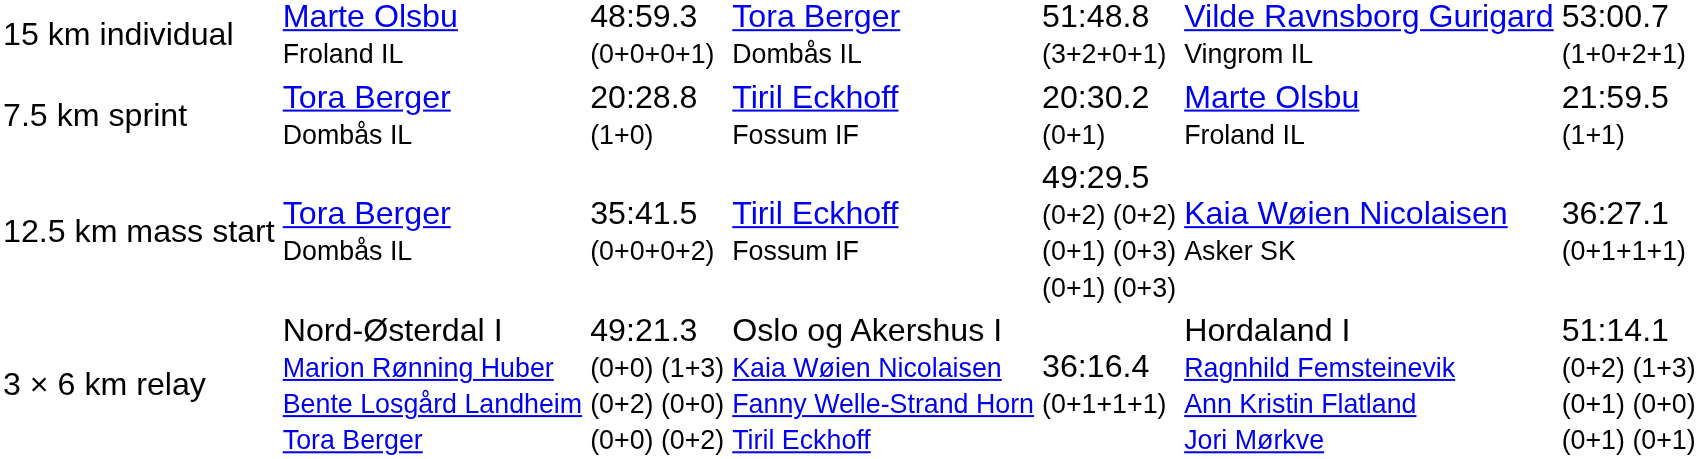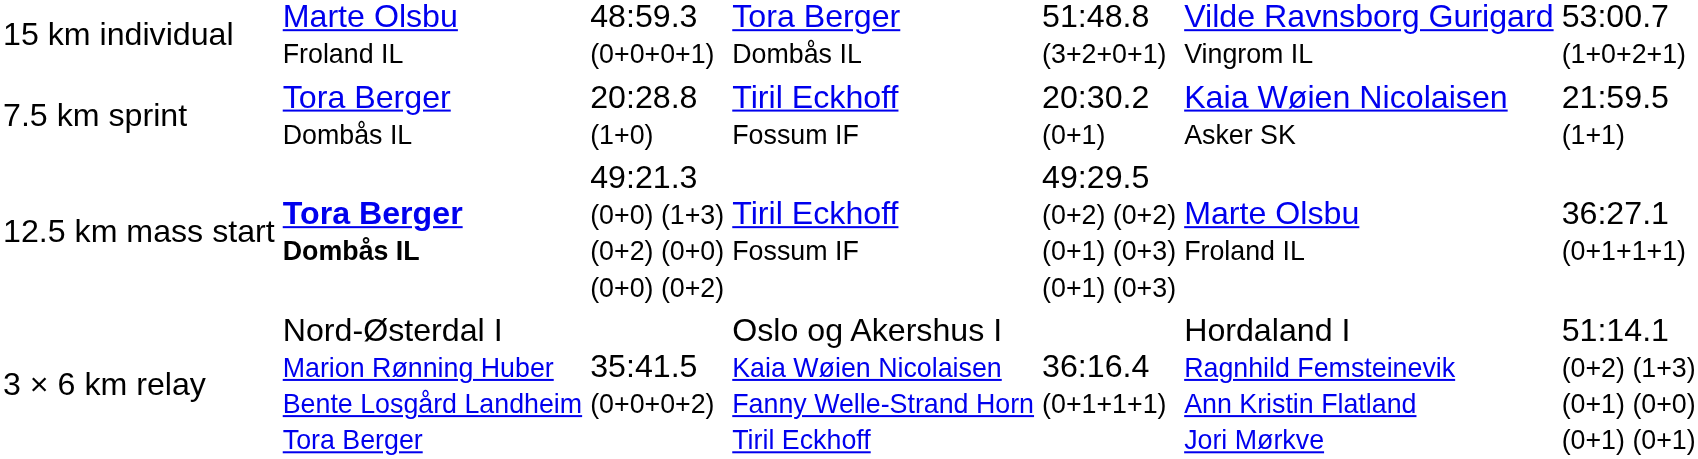(1272, 115) Marte Olsbu Froland IL -> (1346, 115) Kaia Wøien Nicolaisen Asker SK
(367, 231) normal -> (373, 231) bold
(652, 231) 35:41.5 (0+0+0+2) -> (657, 231) 49:21.3 (0+0) (1+3) (0+2) (0+0) (0+0) (0+2)
(1346, 231) Kaia Wøien Nicolaisen Asker SK -> (1272, 231) Marte Olsbu Froland IL
(657, 384) 49:21.3 (0+0) (1+3) (0+2) (0+0) (0+0) (0+2) -> (652, 384) 35:41.5 (0+0+0+2)
